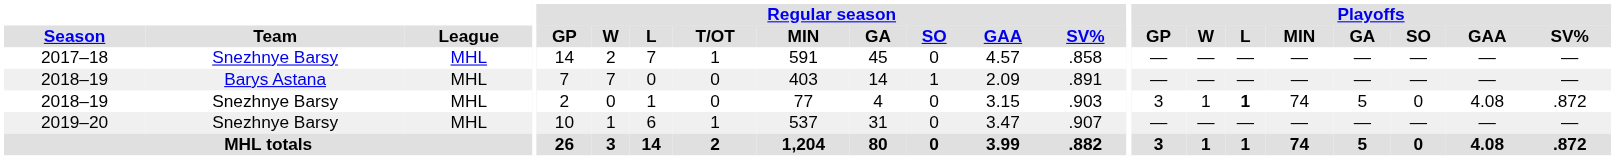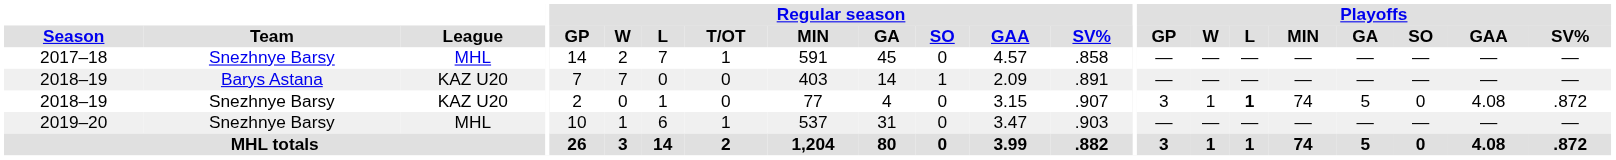(469, 79) MHL -> (473, 79) KAZ U20
(469, 101) MHL -> (473, 101) KAZ U20
(1085, 101) .903 -> (1092, 101) .907
(1085, 122) .907 -> (1092, 122) .903
